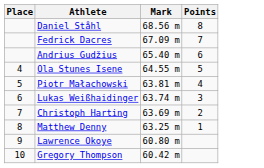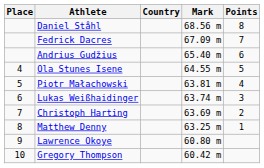+ column: (161, 12)
